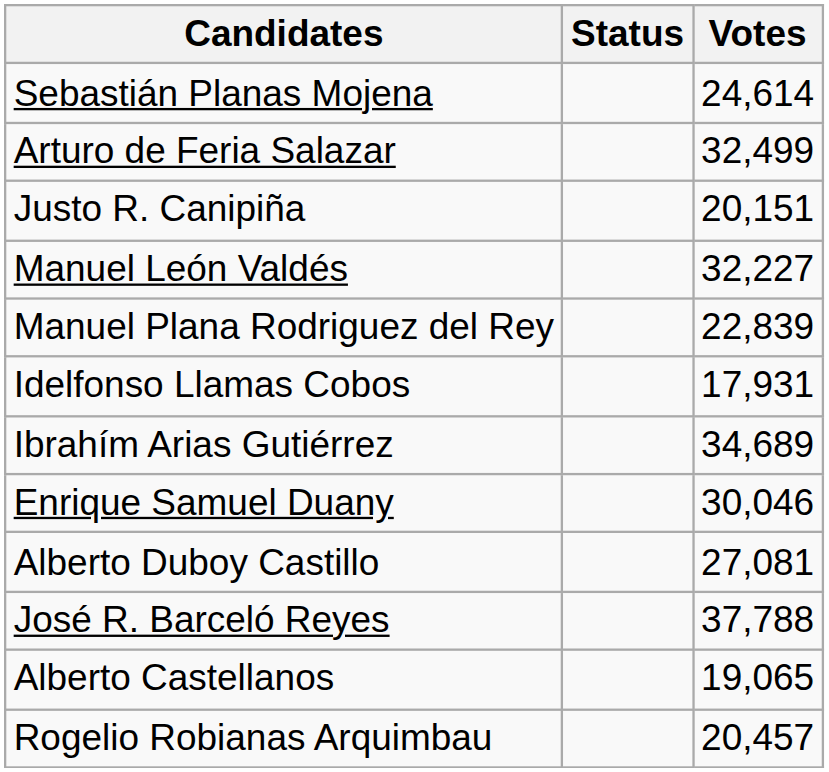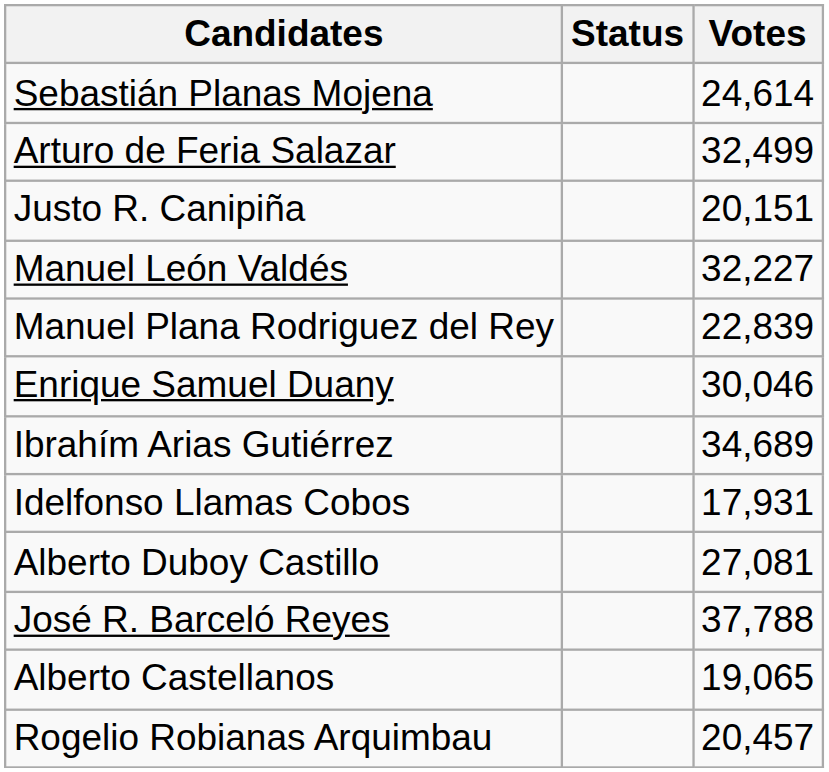rows swapped: (204, 502) <-> (212, 385)
